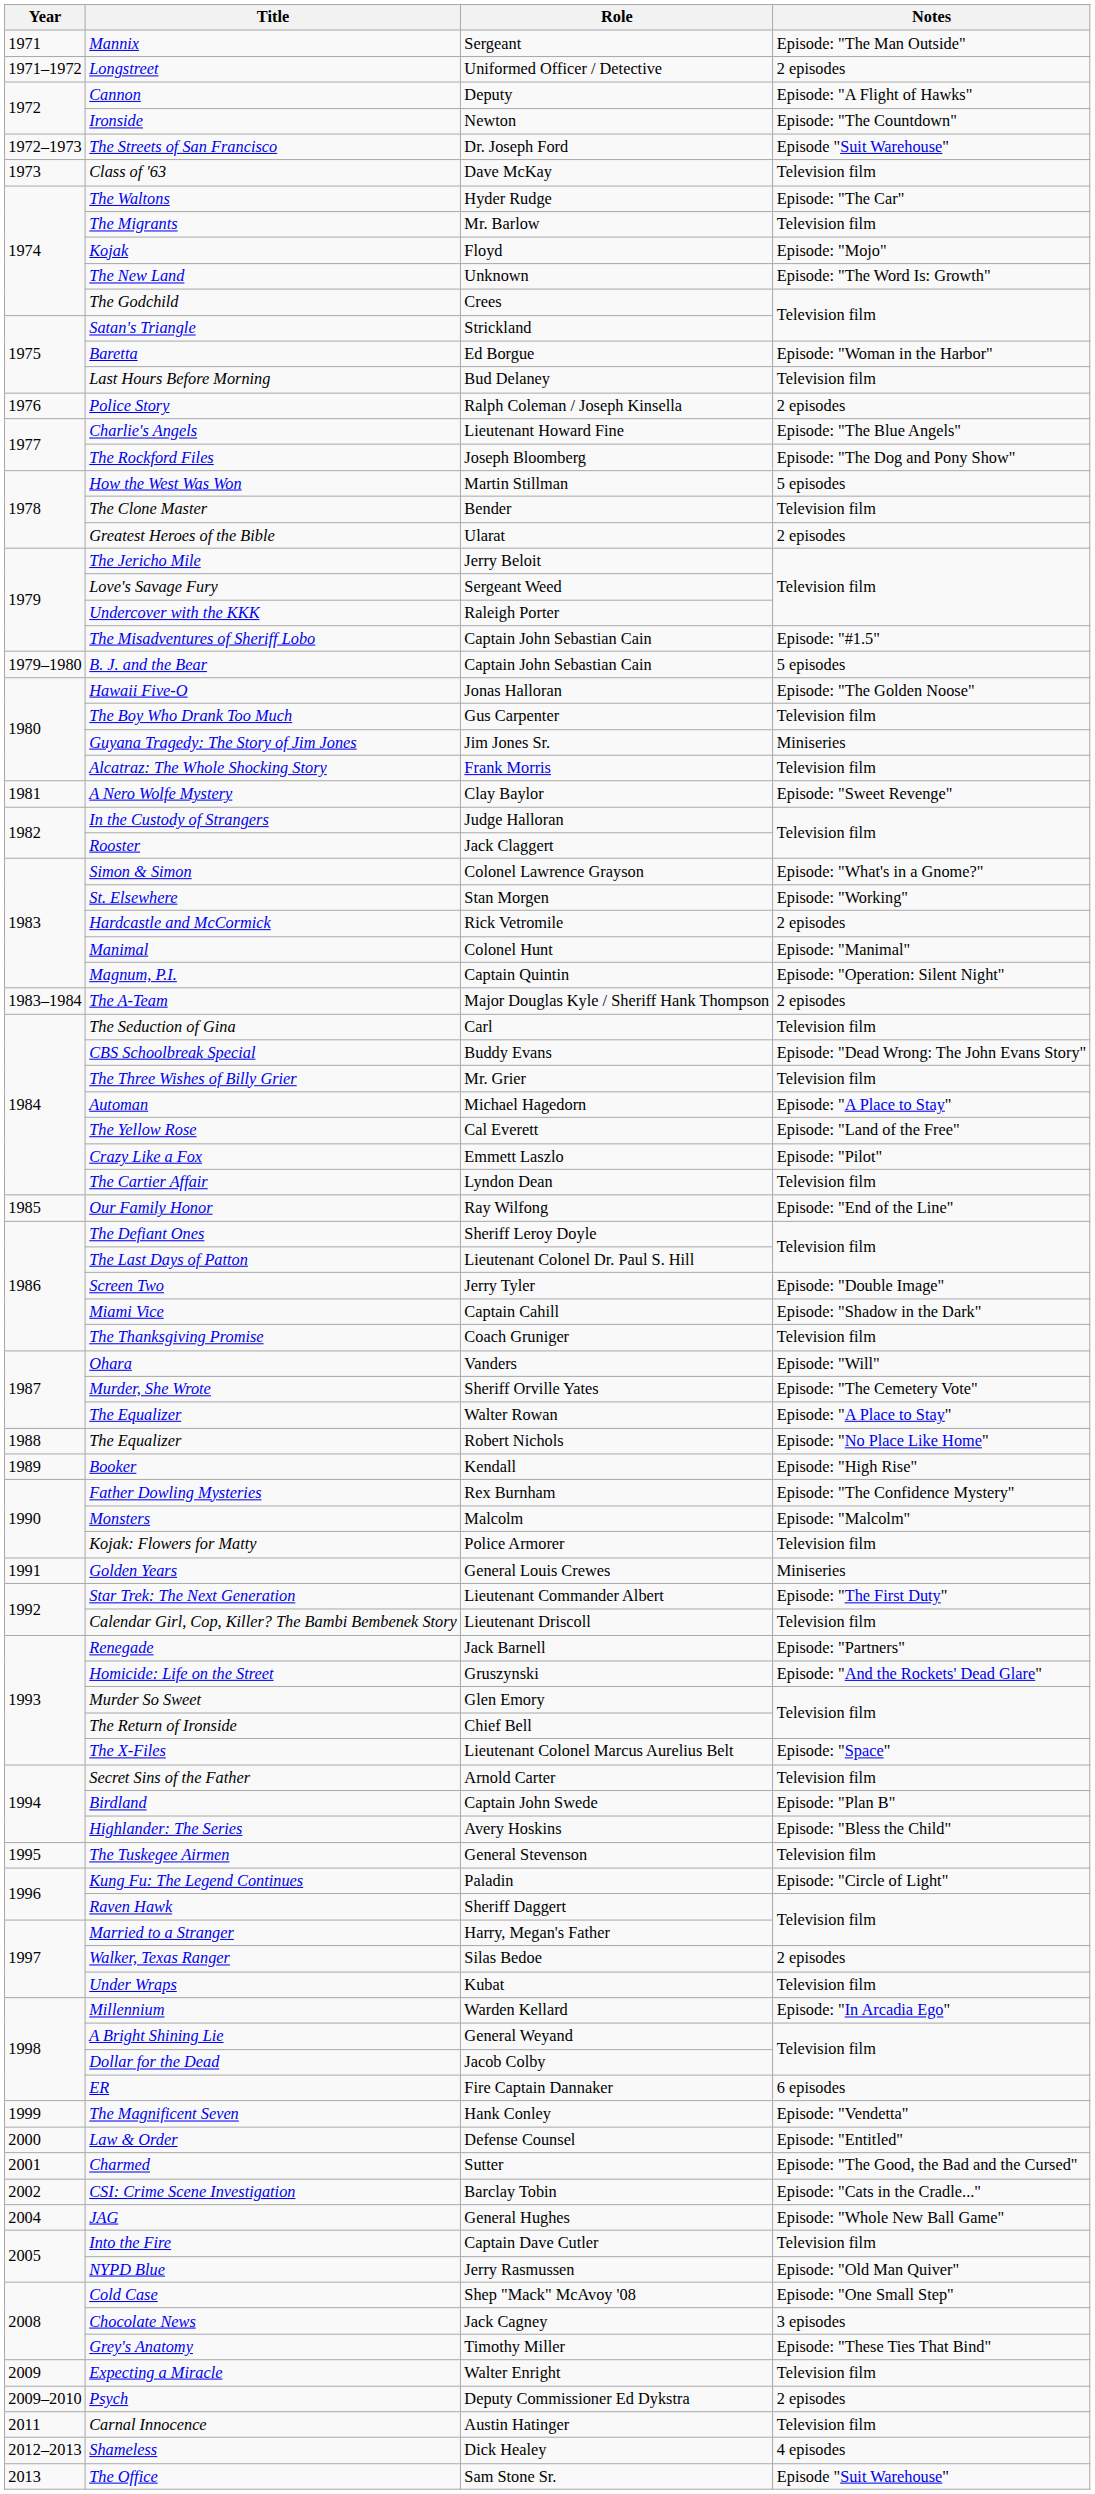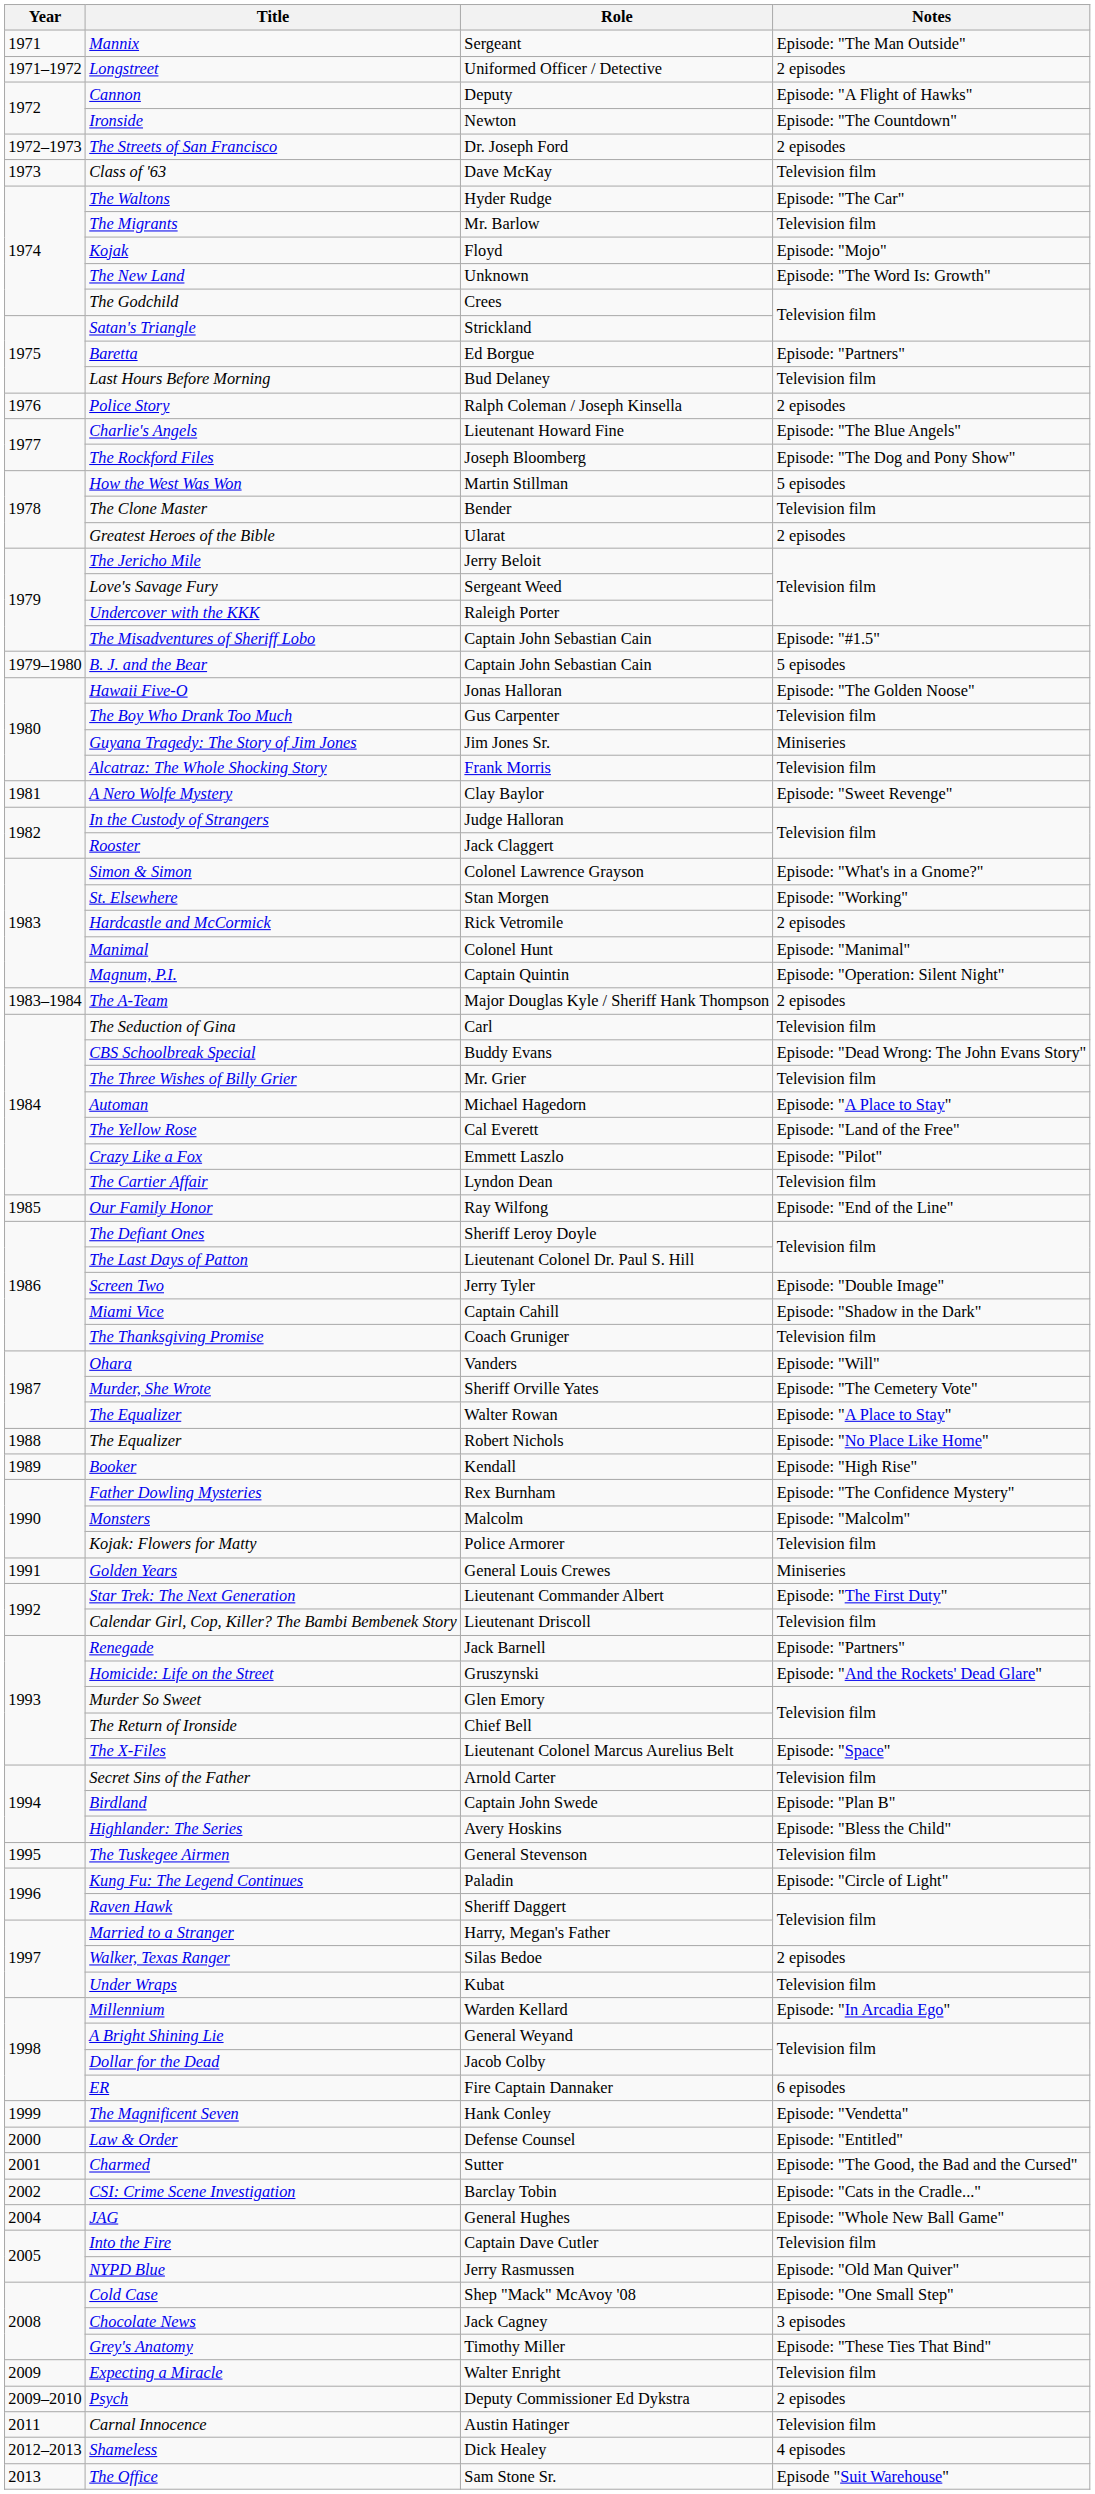(863, 146) Episode "Suit Warehouse" -> (811, 146) 2 episodes
(885, 353) Episode: "Woman in the Harbor" -> (841, 353) Episode: "Partners"
